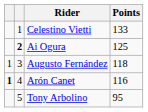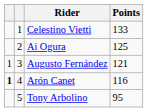(19, 46) bold -> (19, 46) normal
(120, 63) 118 -> (120, 63) 121
